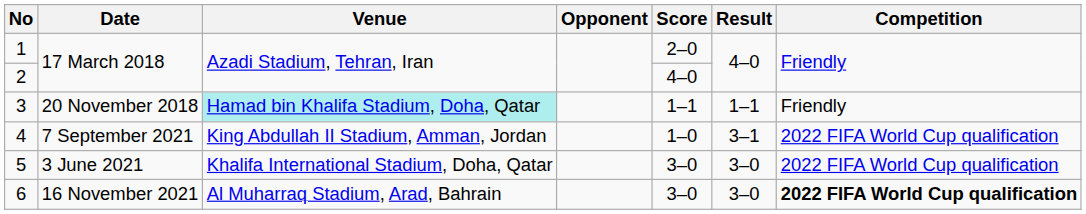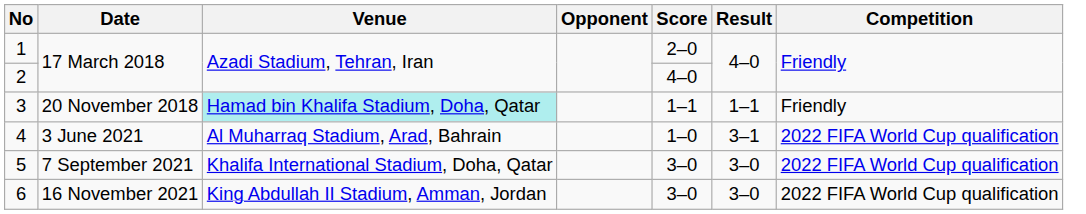(118, 135) 7 September 2021 -> (92, 135) 3 June 2021
(377, 135) King Abdullah II Stadium, Amman, Jordan -> (354, 135) Al Muharraq Stadium, Arad, Bahrain
(92, 164) 3 June 2021 -> (118, 164) 7 September 2021
(354, 194) Al Muharraq Stadium, Arad, Bahrain -> (377, 194) King Abdullah II Stadium, Amman, Jordan
(929, 194) bold -> (920, 194) normal
